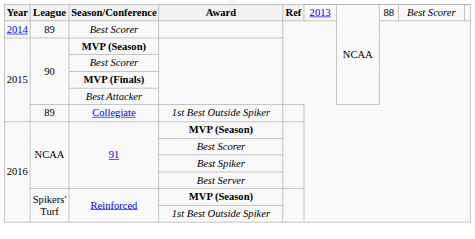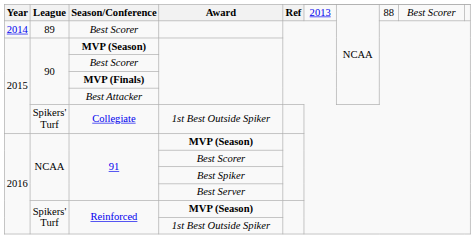(50, 113) 89 -> (50, 119) Spikers' Turf
